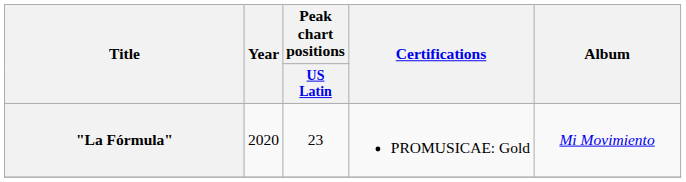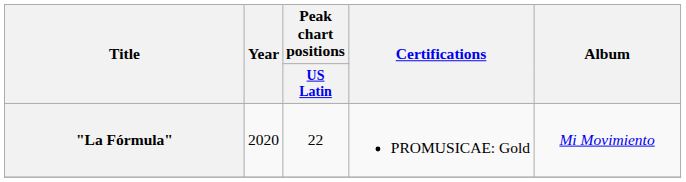(316, 140) 23 -> (316, 140) 22
